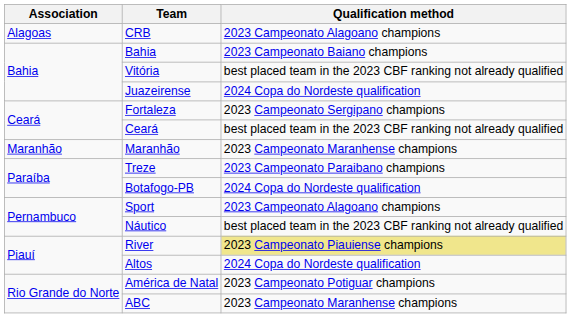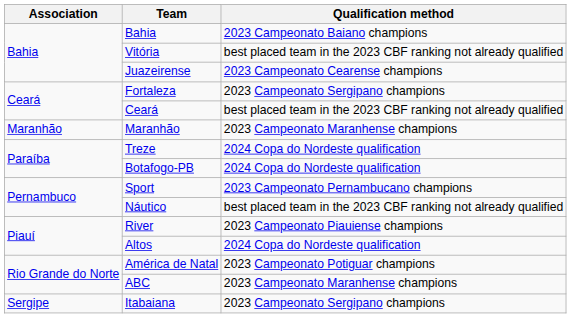- row: (138, 33)
(322, 91) 2024 Copa do Nordeste qualification -> (333, 71) 2023 Campeonato Cearense champions
(334, 168) 2023 Campeonato Paraibano champions -> (322, 149) 2024 Copa do Nordeste qualification
(332, 206) 2023 Campeonato Alagoano champions -> (348, 187) 2023 Campeonato Pernambucano champions
(333, 245) khaki background -> (333, 226) no background
+ row: (150, 303)
